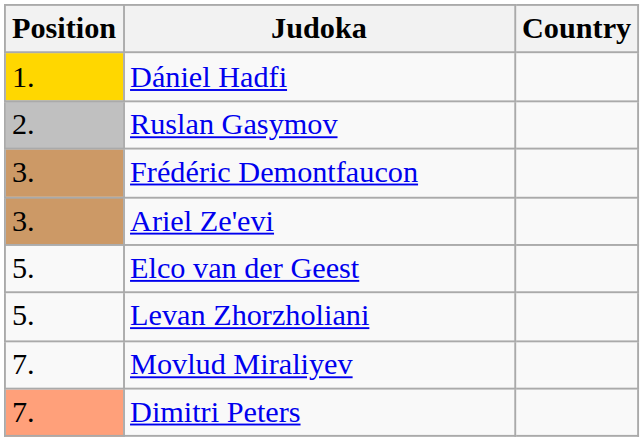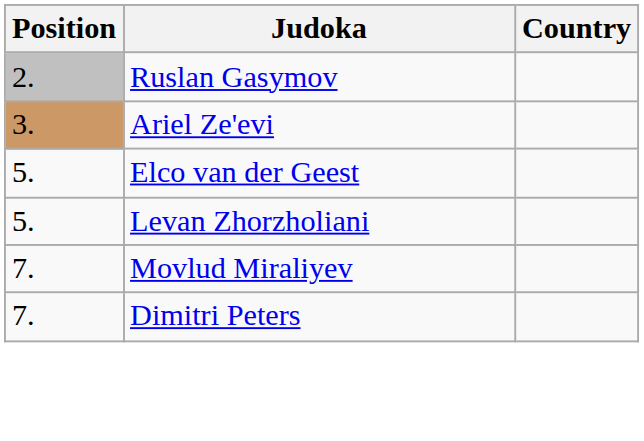- row: (209, 76)
- row: (274, 172)
(23, 412) lightsalmon background -> (23, 316) no background
